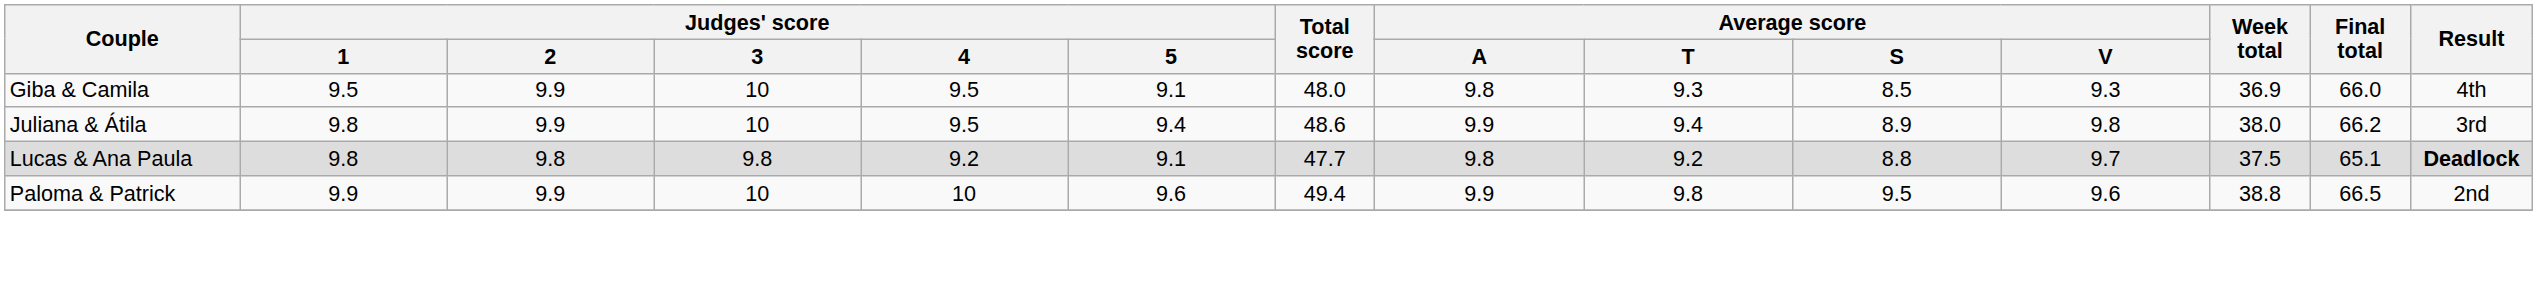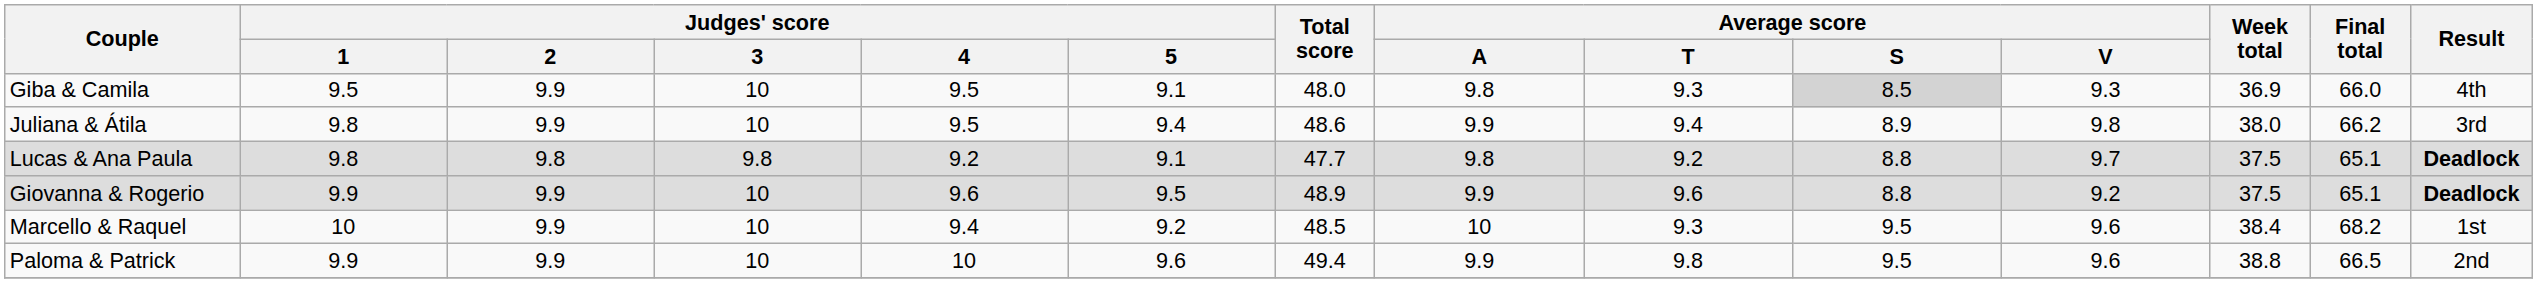(1897, 90) no background -> (1897, 90) lightgrey background
+ row: (107, 193)
+ row: (98, 227)
